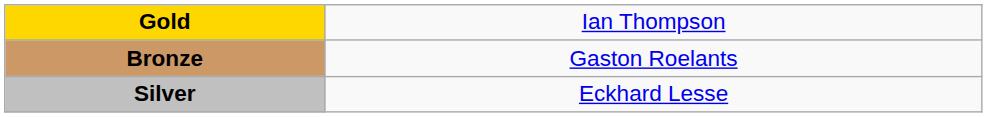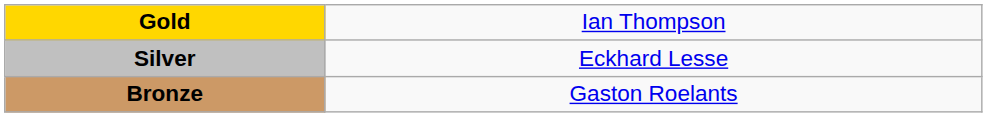rows swapped: (165, 93) <-> (165, 58)
